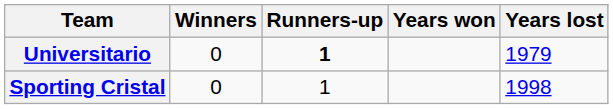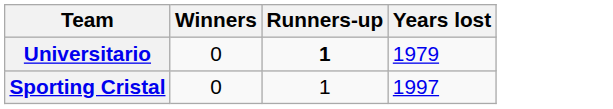- column: (444, 20)
(528, 86) 1998 -> (416, 86) 1997
